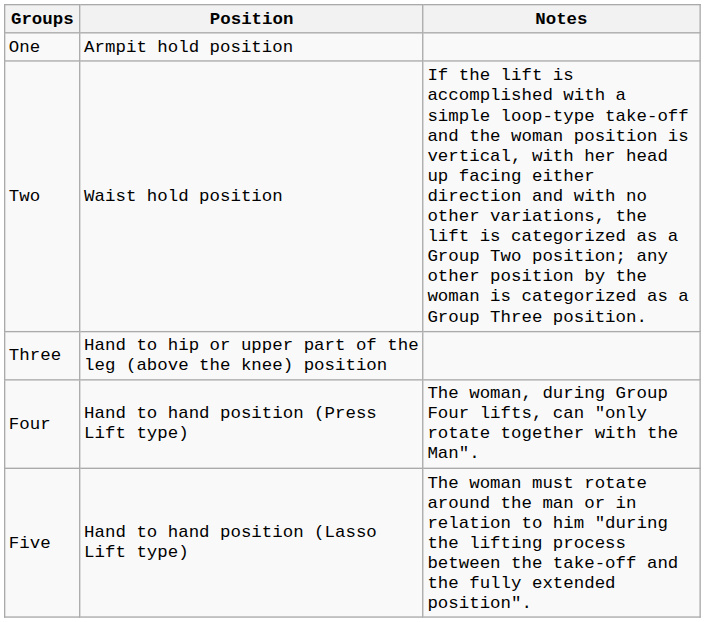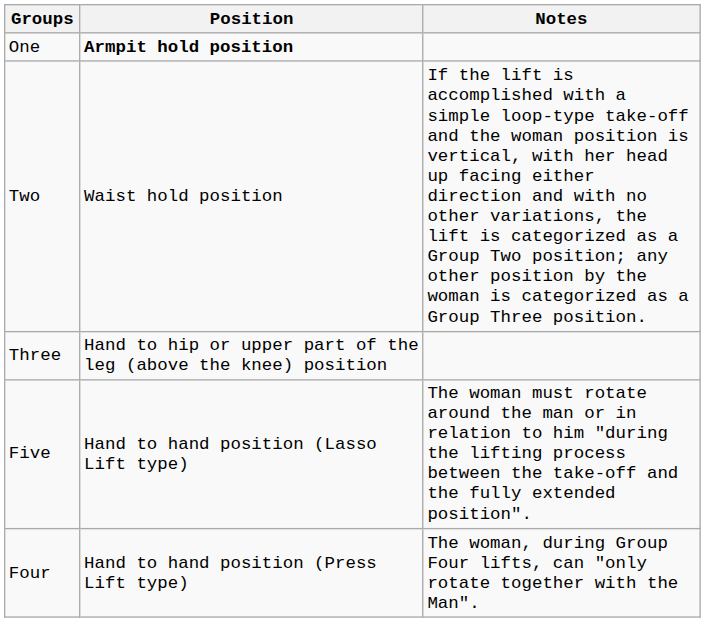(189, 47) normal -> (189, 47) bold
rows swapped: (30, 424) <-> (30, 543)
